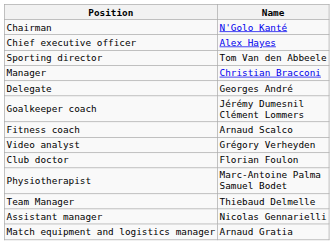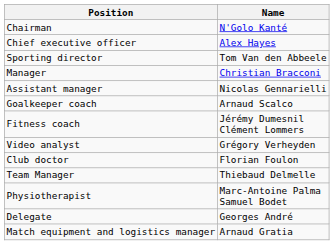rows swapped: (54, 217) <-> (29, 88)
(262, 109) Jérémy Dumesnil Clément Lommers -> (256, 104) Arnaud Scalco
(256, 130) Arnaud Scalco -> (262, 124) Jérémy Dumesnil Clément Lommers
rows swapped: (49, 181) <-> (40, 201)
